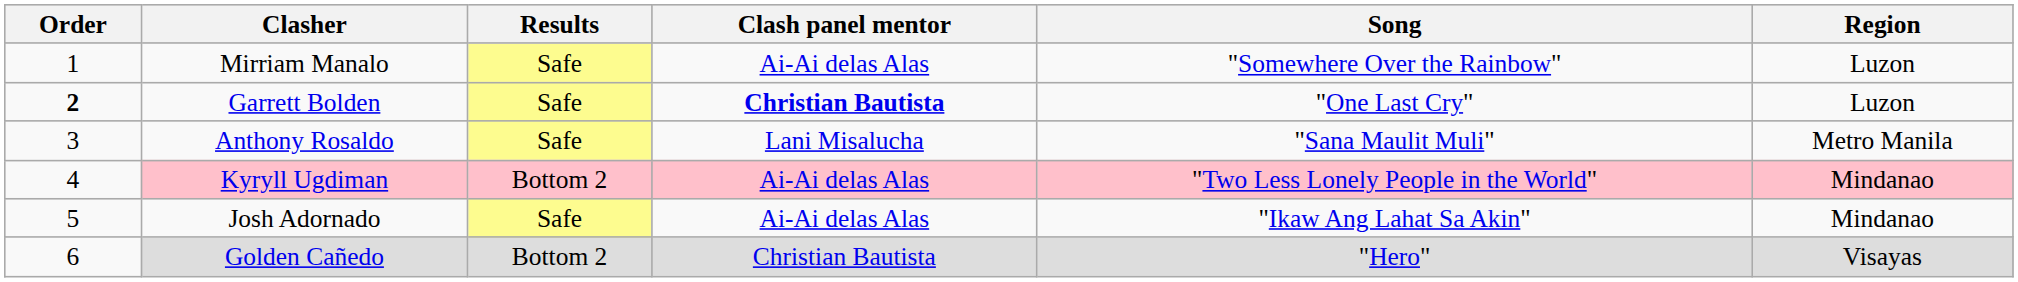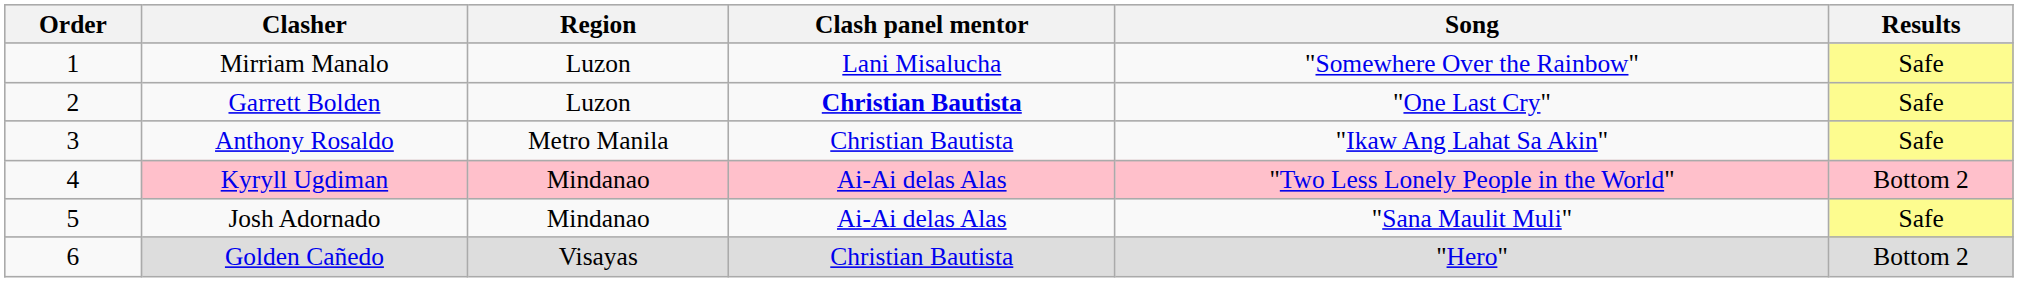columns swapped: (1882, 24) <-> (560, 24)
(844, 63) Ai-Ai delas Alas -> (922, 63) Lani Misalucha
(73, 102) bold -> (73, 102) normal
(844, 140) Lani Misalucha -> (922, 140) Christian Bautista
(1395, 140) "Sana Maulit Muli" -> (1472, 140) "Ikaw Ang Lahat Sa Akin"
(1395, 218) "Ikaw Ang Lahat Sa Akin" -> (1472, 218) "Sana Maulit Muli"
